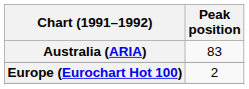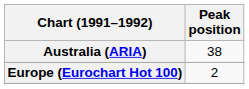(215, 51) 83 -> (215, 51) 38
